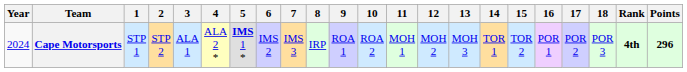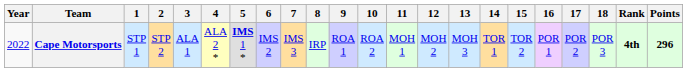(18, 44) 2024 -> (18, 44) 2022
